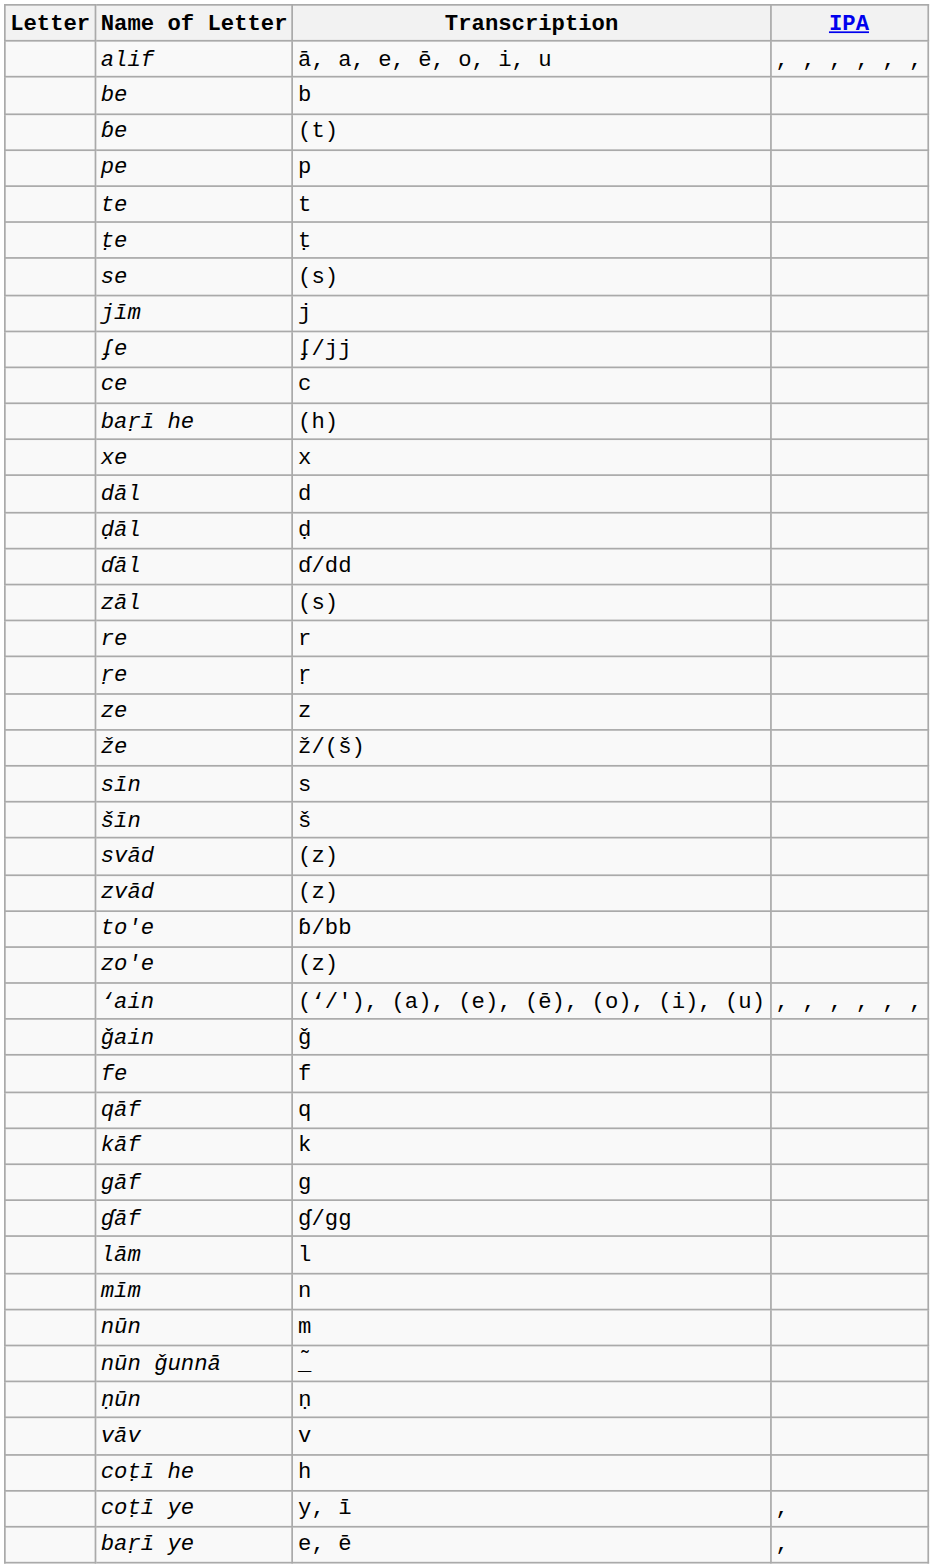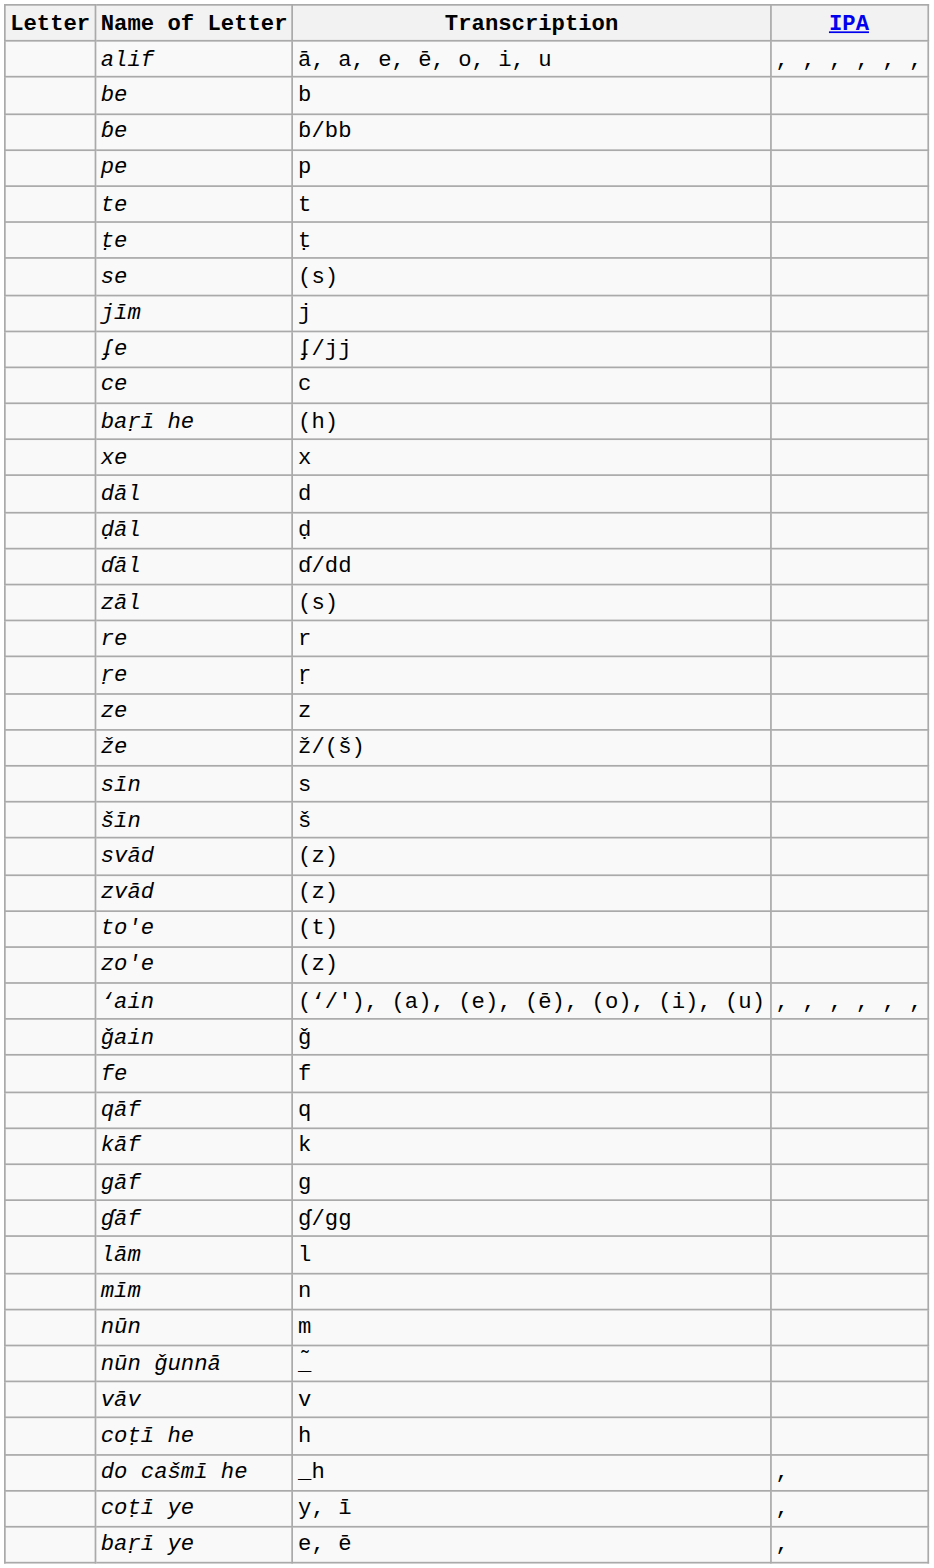(318, 132) (t) -> (325, 132) ɓ/bb
(325, 929) ɓ/bb -> (318, 929) (t)
- row: (121, 1400)
+ row: (174, 1472)
